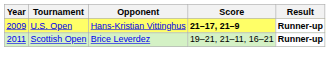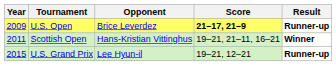(138, 26) Hans-Kristian Vittinghus -> (127, 26) Brice Leverdez
(120, 40) Brice Leverdez -> (145, 40) Hans-Kristian Vittinghus
(300, 40) Runner-up -> (299, 40) Winner
+ row: (62, 54)
